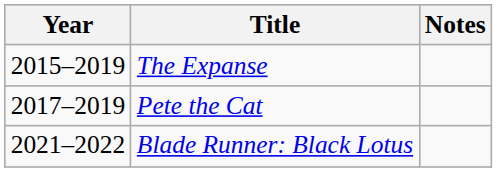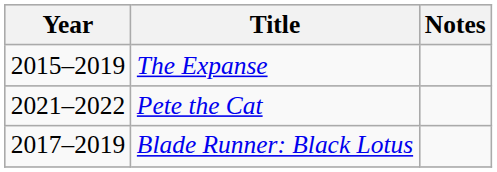(68, 105) 2017–2019 -> (68, 105) 2021–2022
(68, 145) 2021–2022 -> (68, 145) 2017–2019
